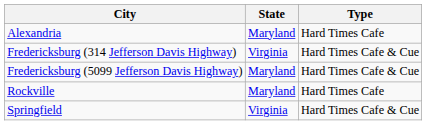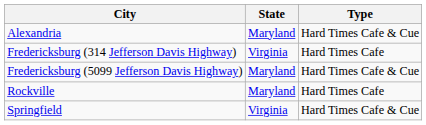(342, 33) Hard Times Cafe -> (360, 33) Hard Times Cafe & Cue
(360, 52) Hard Times Cafe & Cue -> (342, 52) Hard Times Cafe
